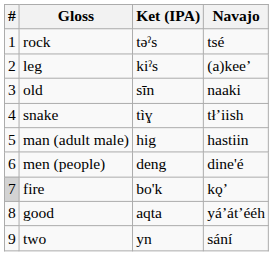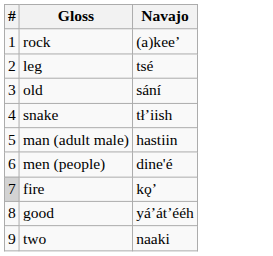- column: (168, 16)
(216, 41) tsé -> (158, 41) (a)keeʼ
(229, 66) (a)keeʼ -> (145, 66) tsé
(224, 90) naaki -> (149, 90) sání
(220, 238) sání -> (153, 238) naaki
